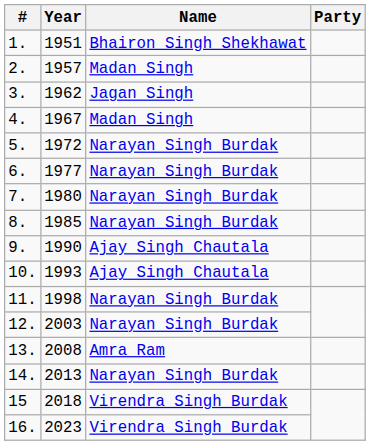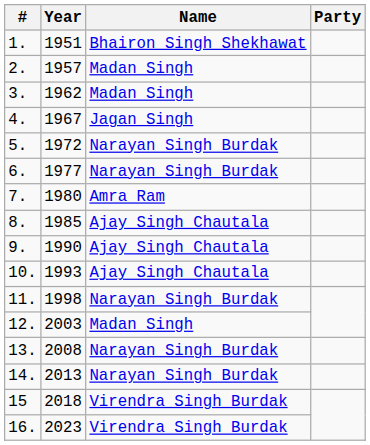(141, 94) Jagan Singh -> (141, 94) Madan Singh
(141, 120) Madan Singh -> (141, 120) Jagan Singh
(184, 197) Narayan Singh Burdak -> (127, 197) Amra Ram
(184, 223) Narayan Singh Burdak -> (179, 223) Ajay Singh Chautala
(184, 325) Narayan Singh Burdak -> (141, 325) Madan Singh
(127, 351) Amra Ram -> (184, 351) Narayan Singh Burdak
